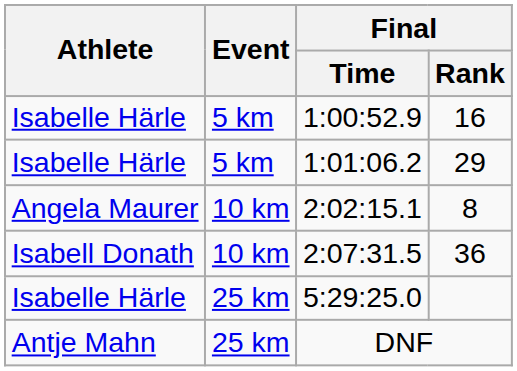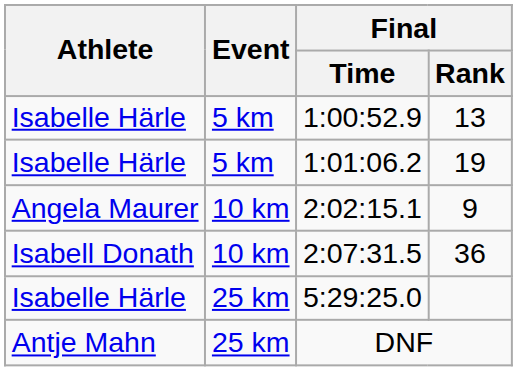(470, 118) 16 -> (470, 118) 13
(470, 163) 29 -> (470, 163) 19
(470, 208) 8 -> (470, 208) 9
